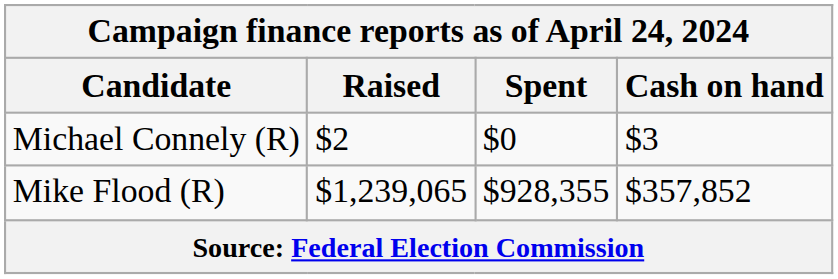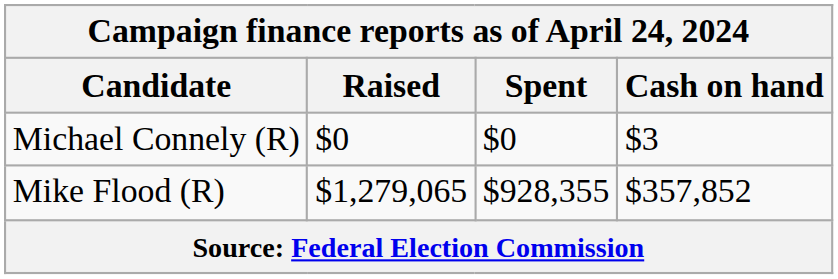(332, 138) $2 -> (332, 138) $0
(391, 191) $1,239,065 -> (391, 191) $1,279,065
